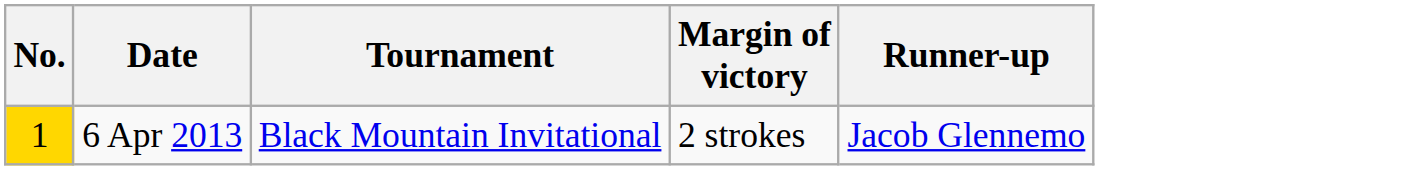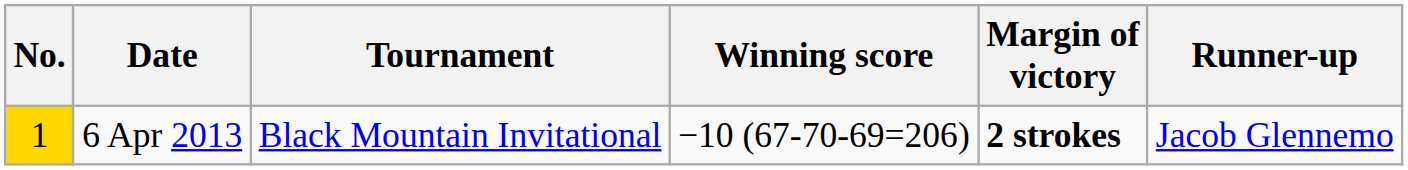+ column: (824, 55)
(742, 134) normal -> (1054, 134) bold
